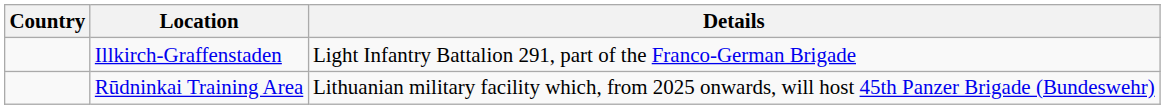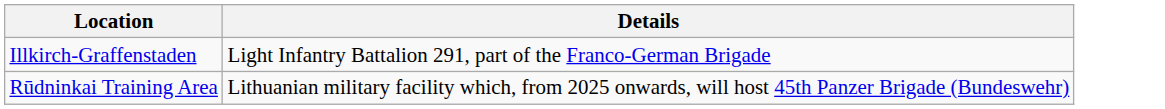- column: (47, 21)
